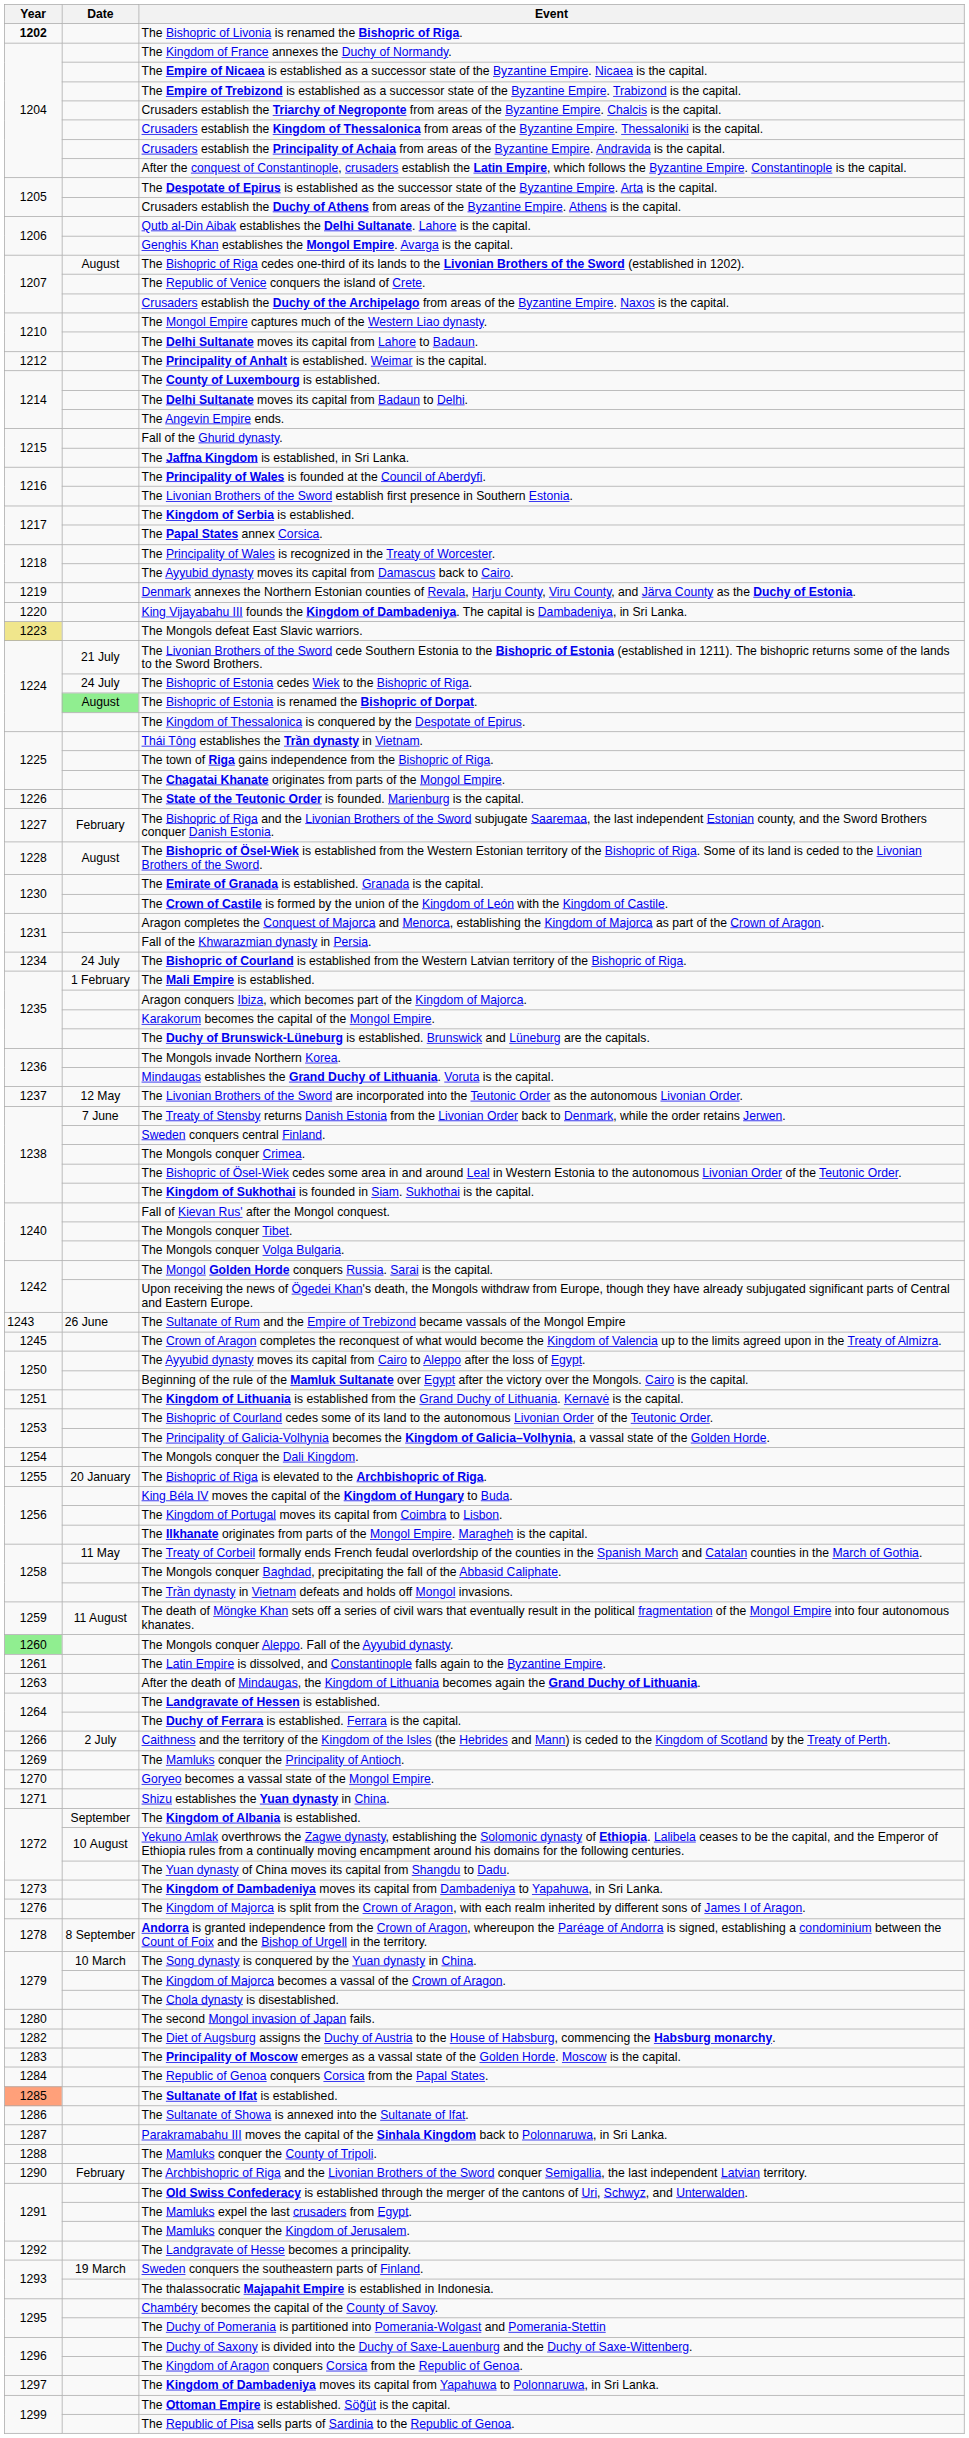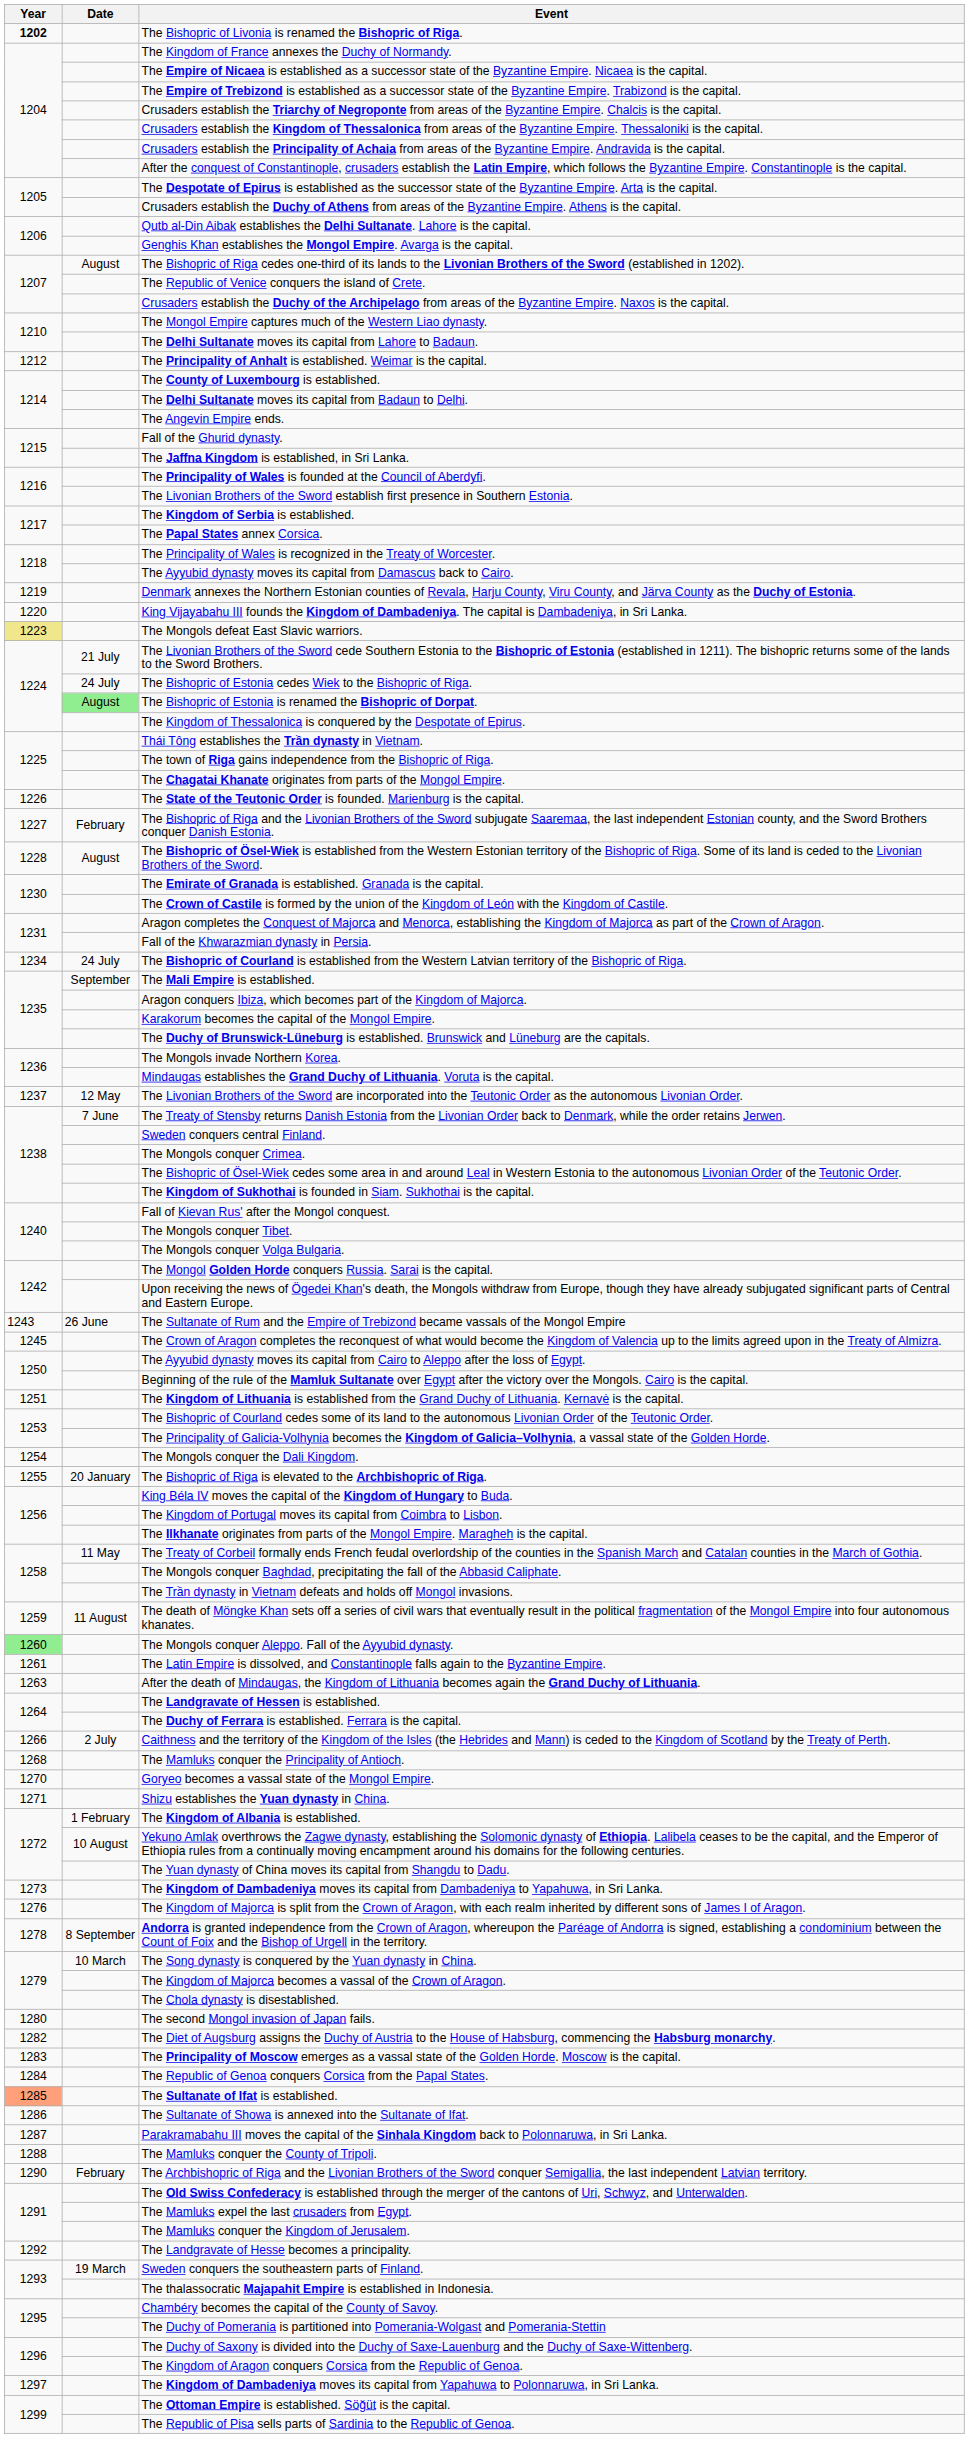(100, 980) 1 February -> (100, 980) September
(33, 1760) 1269 -> (33, 1760) 1268
(100, 1818) September -> (100, 1818) 1 February
